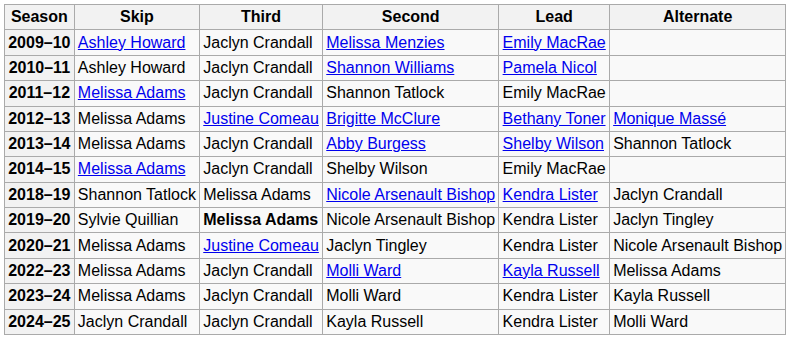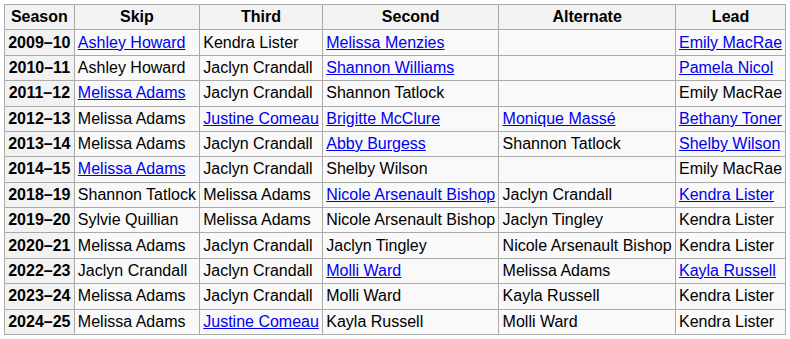columns swapped: (554, 17) <-> (698, 17)
(258, 42) Jaclyn Crandall -> (251, 42) Kendra Lister
(261, 220) bold -> (257, 220) normal
(261, 245) Justine Comeau -> (258, 245) Jaclyn Crandall
(132, 270) Melissa Adams -> (133, 270) Jaclyn Crandall
(133, 321) Jaclyn Crandall -> (132, 321) Melissa Adams
(258, 321) Jaclyn Crandall -> (261, 321) Justine Comeau
